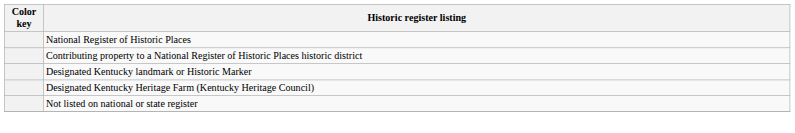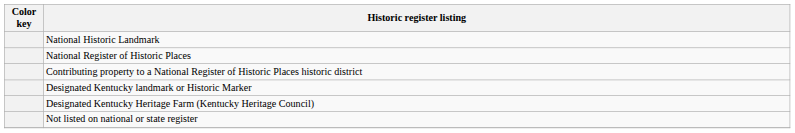+ row: (103, 39)
